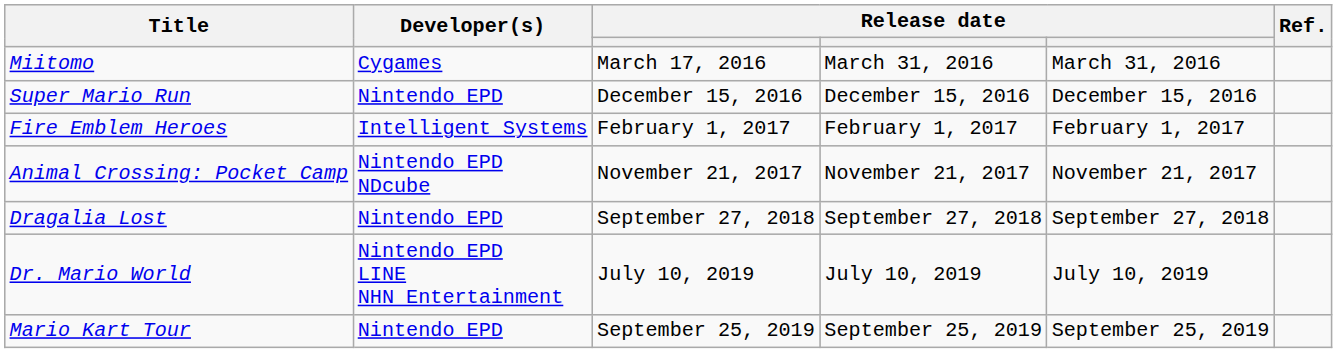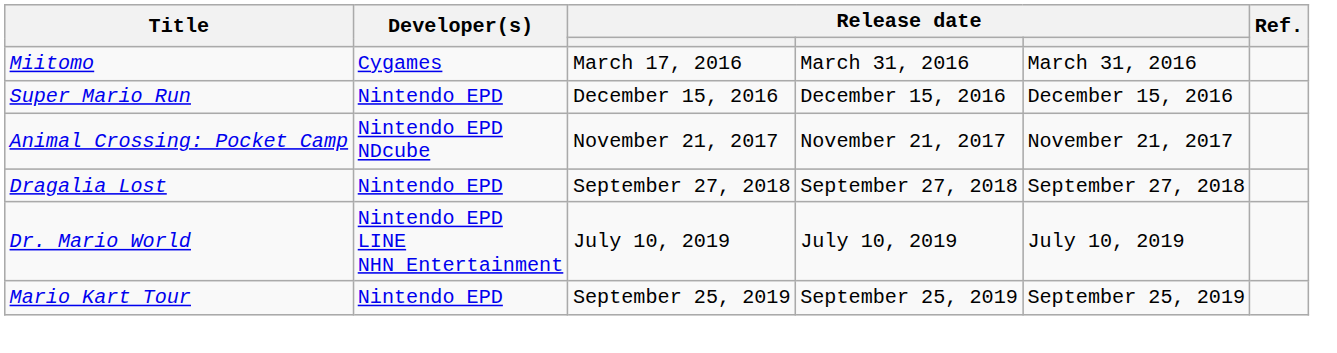- row: (118, 129)
